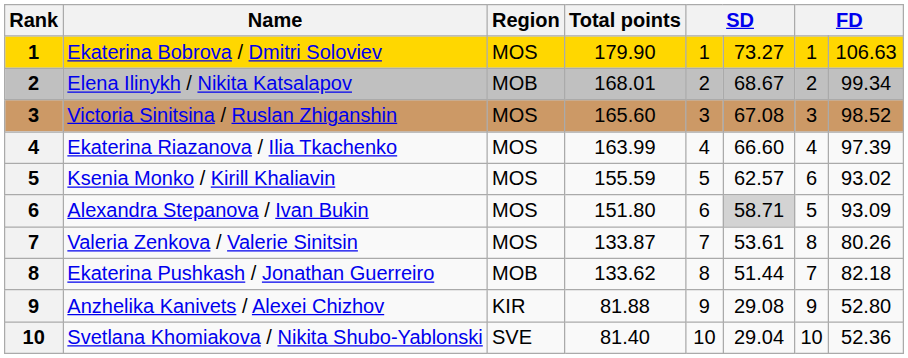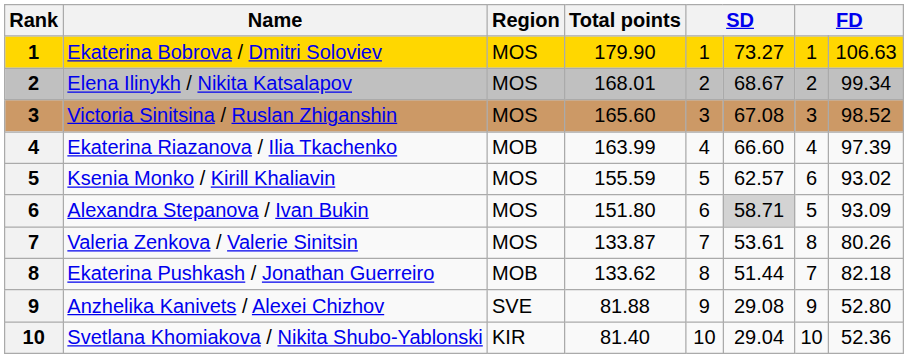(515, 83) MOB -> (515, 83) MOS
(515, 147) MOS -> (515, 147) MOB
(509, 305) KIR -> (512, 305) SVE
(512, 337) SVE -> (509, 337) KIR
